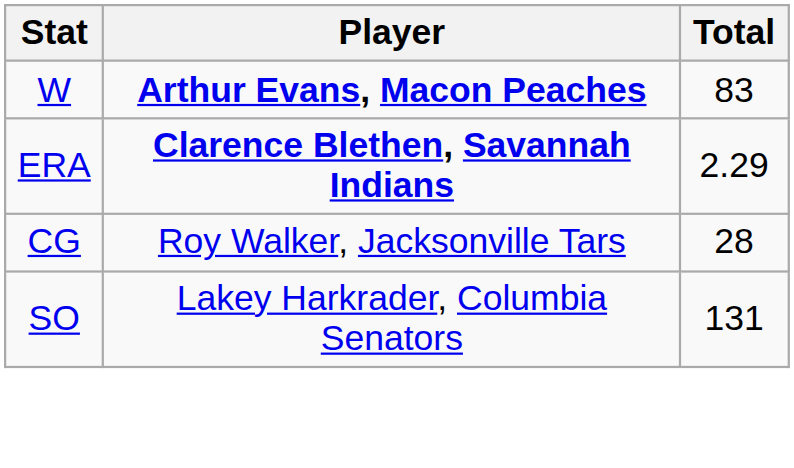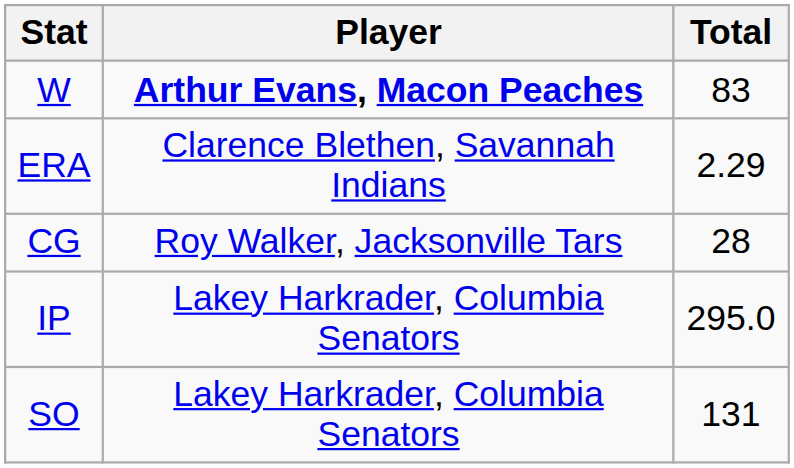(392, 165) bold -> (389, 165) normal
+ row: (54, 317)
